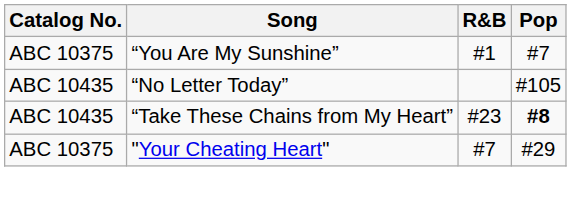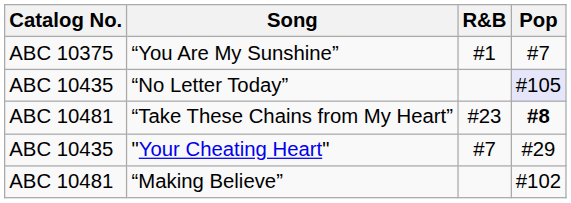(538, 85) no background -> (538, 85) lavender background
(61, 117) ABC 10435 -> (61, 117) ABC 10481
(61, 149) ABC 10375 -> (61, 149) ABC 10435
+ row: (207, 181)
